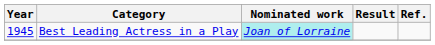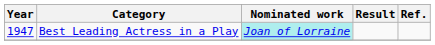(20, 31) 1945 -> (20, 31) 1947
